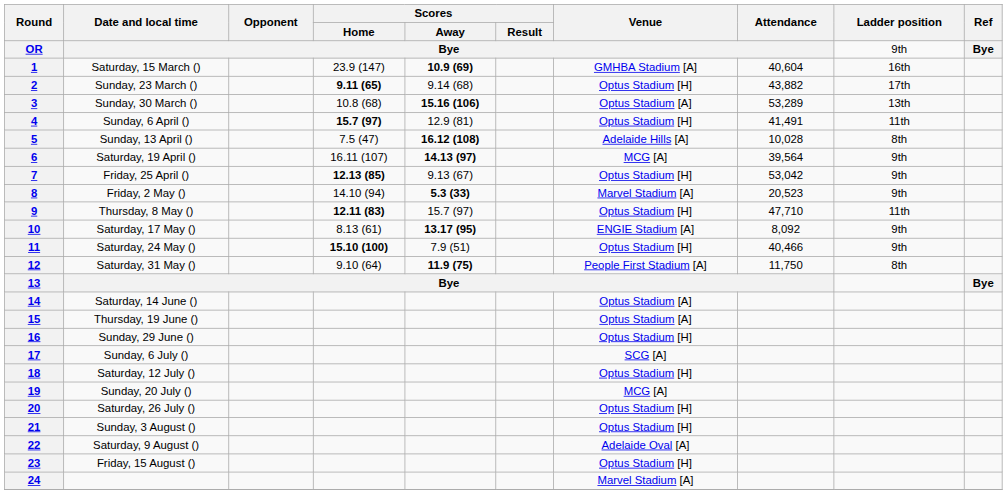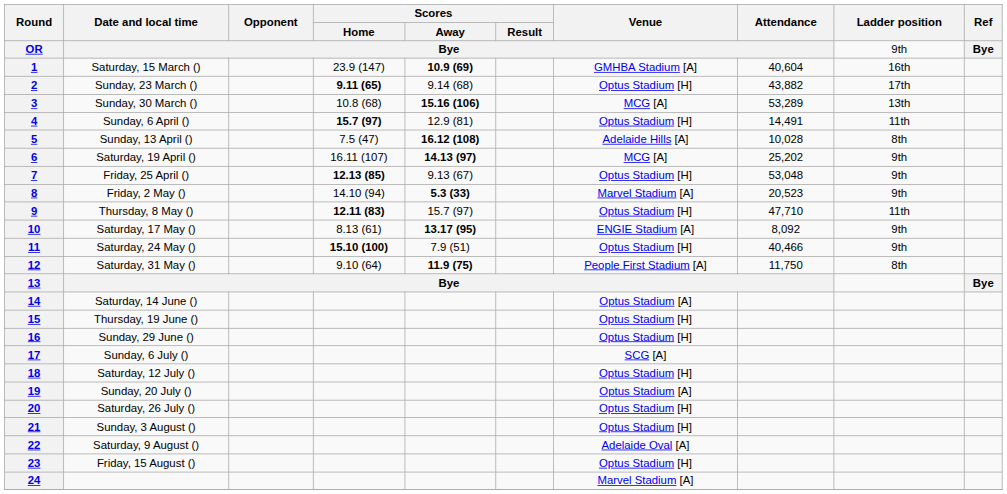(645, 104) Optus Stadium [A] -> (645, 104) MCG [A]
(786, 122) 41,491 -> (786, 122) 14,491
(786, 158) 39,564 -> (786, 158) 25,202
(786, 176) 53,042 -> (786, 176) 53,048
(645, 319) Optus Stadium [A] -> (645, 319) Optus Stadium [H]
(645, 391) MCG [A] -> (645, 391) Optus Stadium [A]
